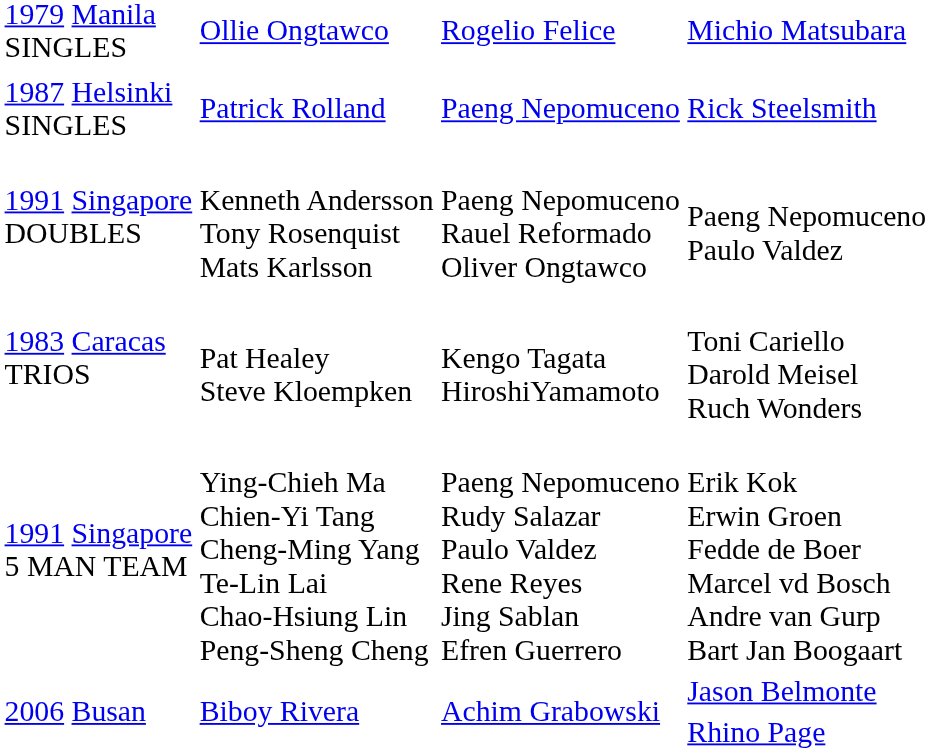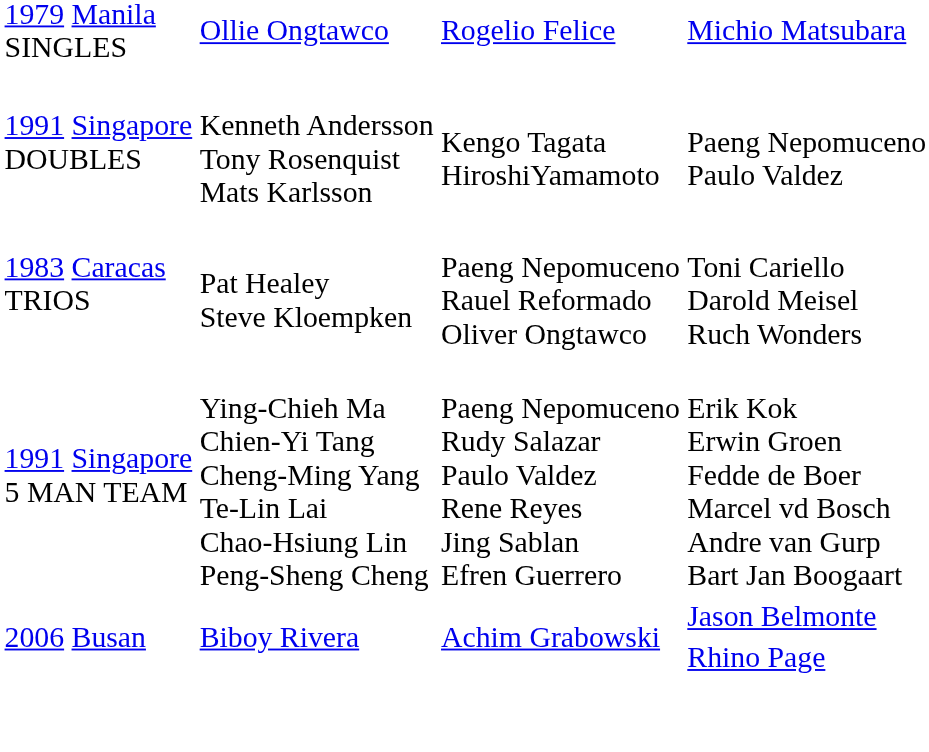- row: (782, 108)
(560, 233) Paeng Nepomuceno Rauel Reformado Oliver Ongtawco -> (550, 158) Kengo Tagata HiroshiYamamoto
(550, 374) Kengo Tagata HiroshiYamamoto -> (560, 300) Paeng Nepomuceno Rauel Reformado Oliver Ongtawco
